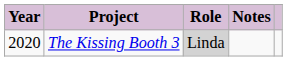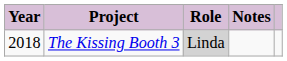(24, 42) 2020 -> (24, 42) 2018
